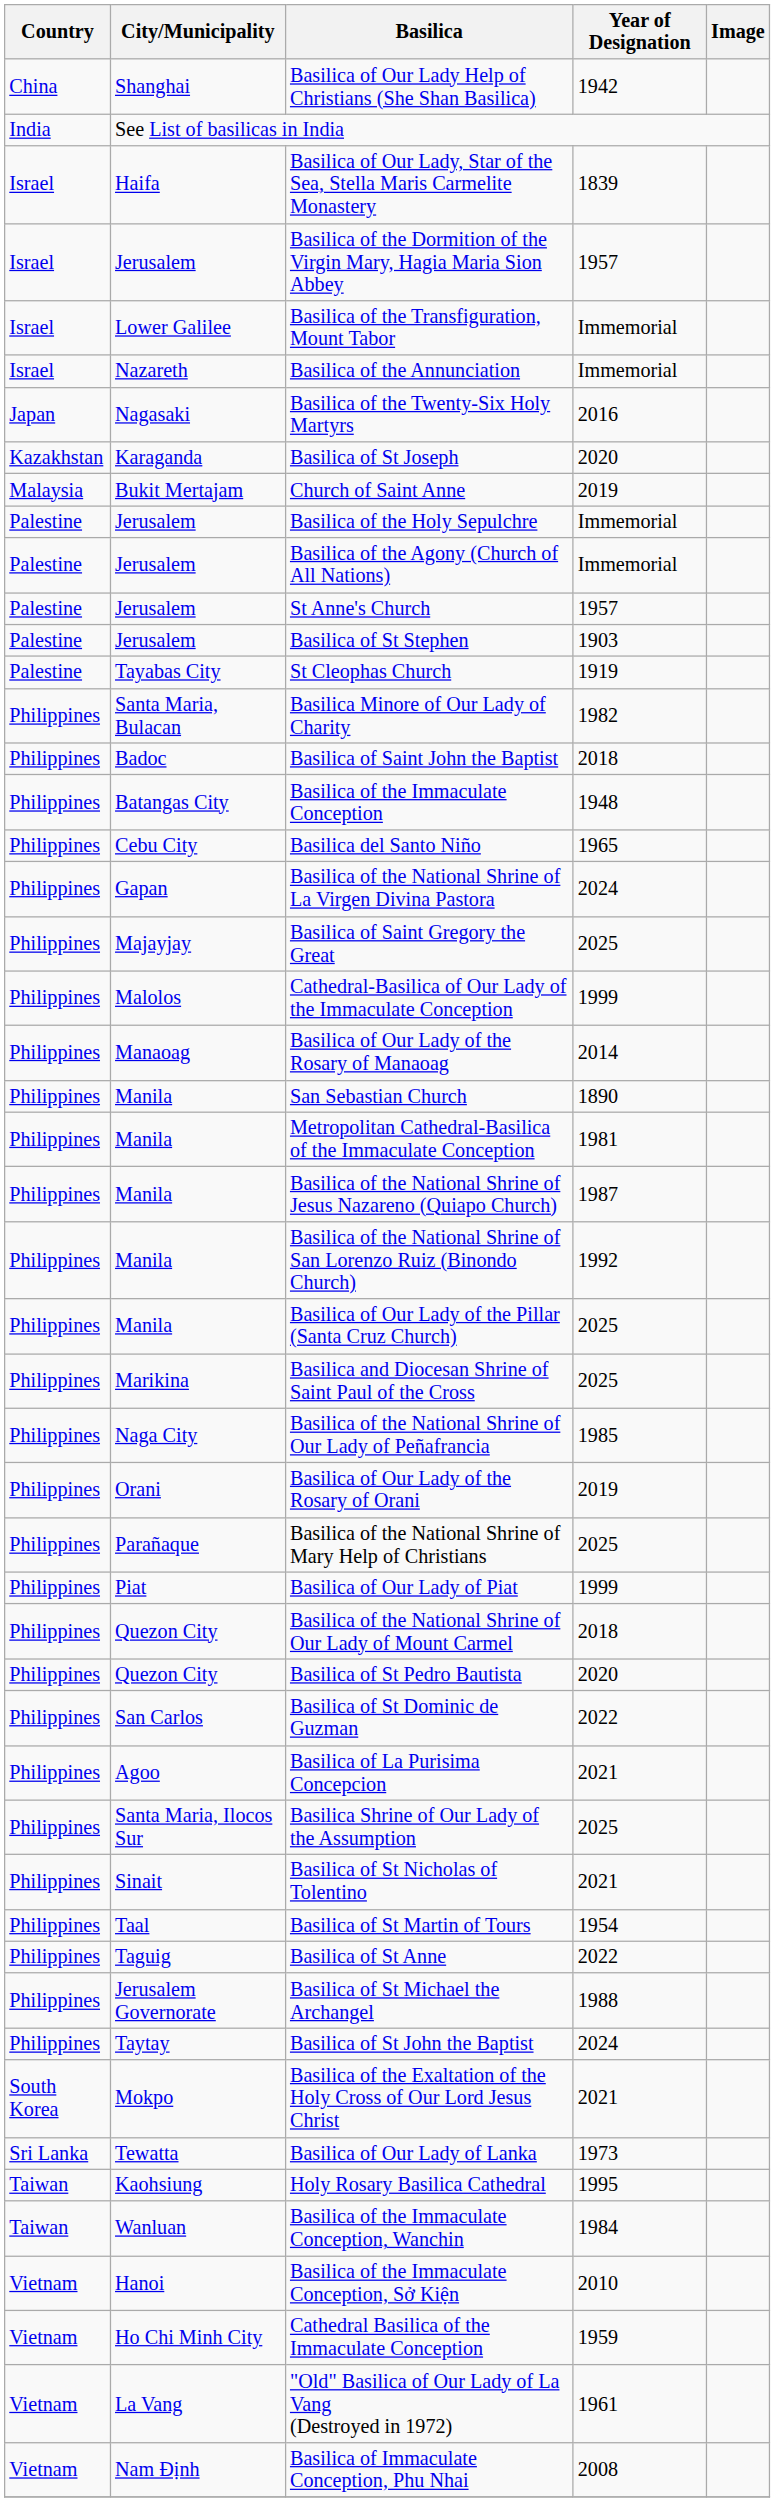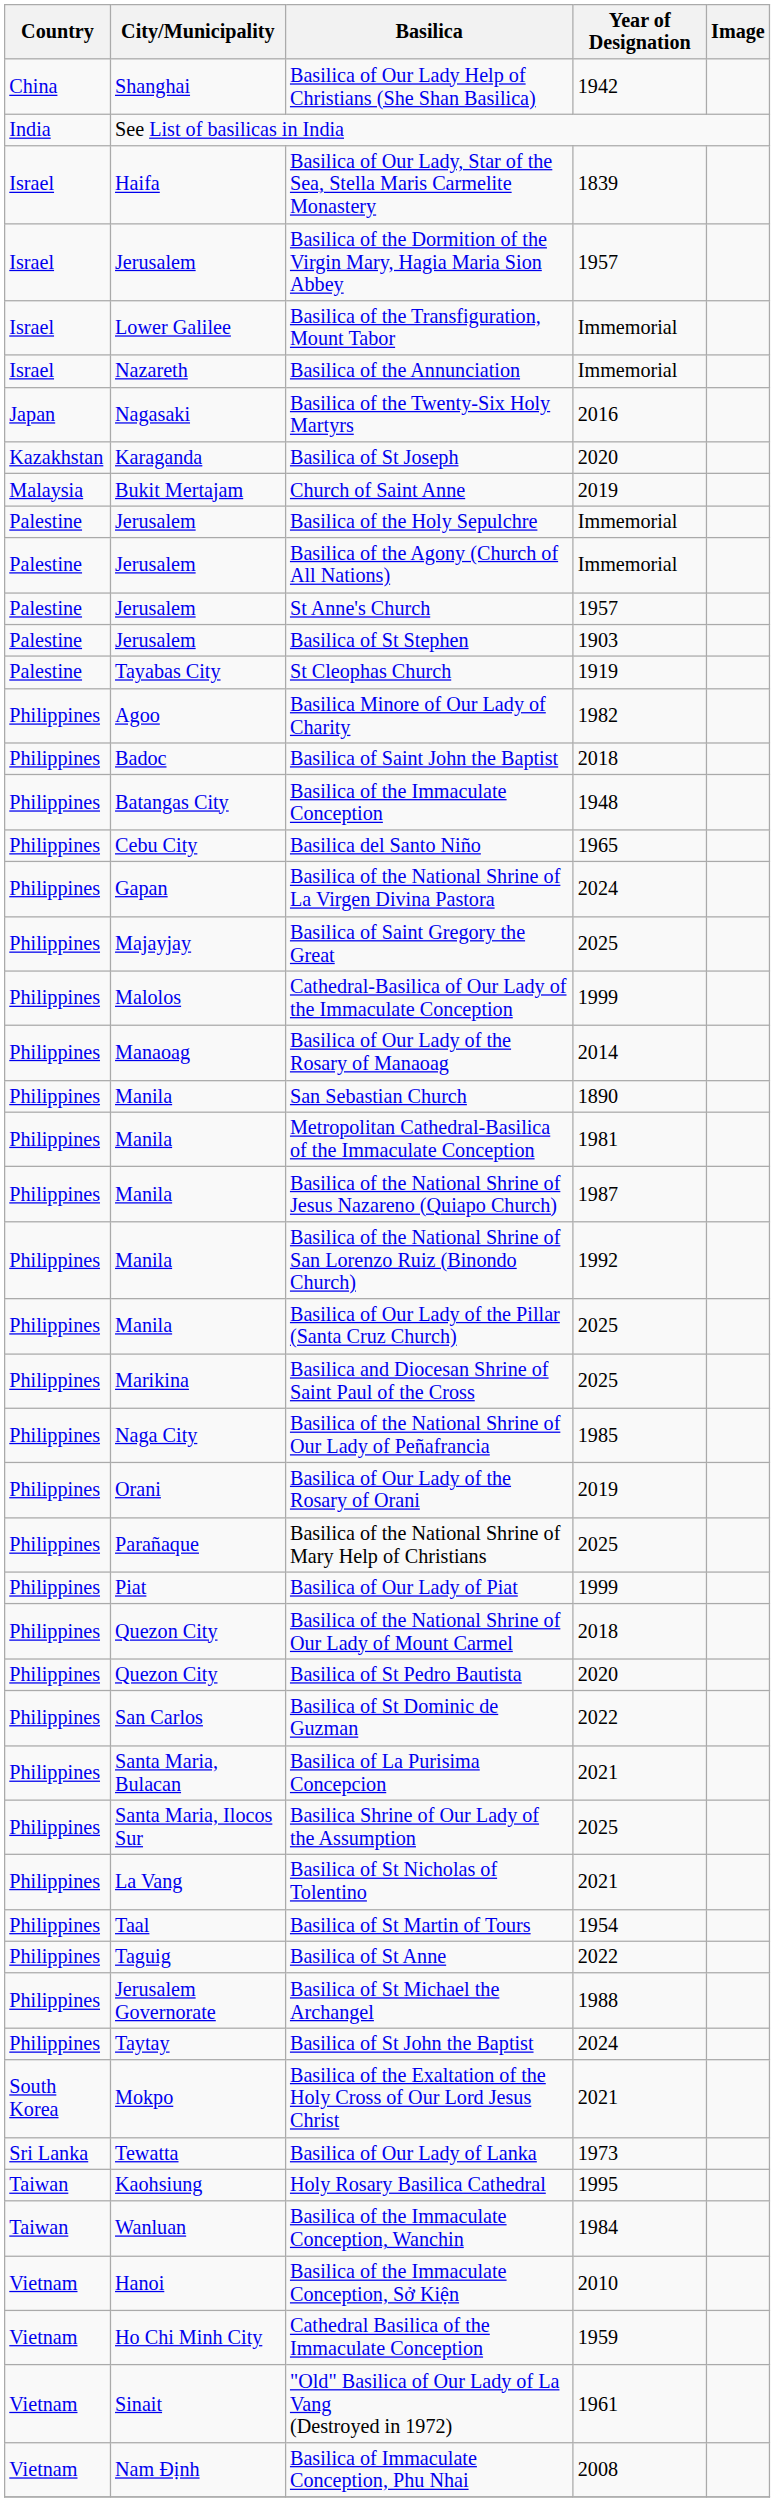(167, 715) Santa Maria, Bulacan -> (137, 715) Agoo
(137, 1772) Agoo -> (167, 1772) Santa Maria, Bulacan
(139, 1881) Sinait -> (149, 1881) La Vang
(149, 2403) La Vang -> (139, 2403) Sinait
